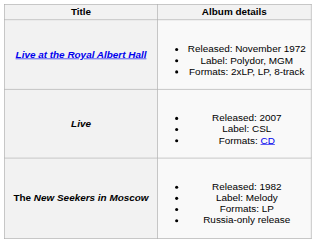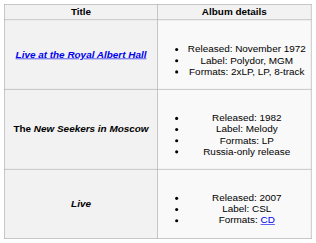rows swapped: (81, 198) <-> (81, 123)
